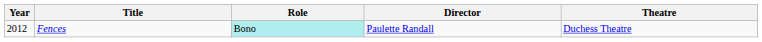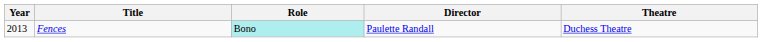(17, 28) 2012 -> (17, 28) 2013
